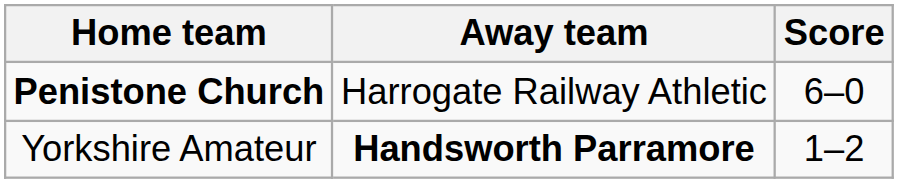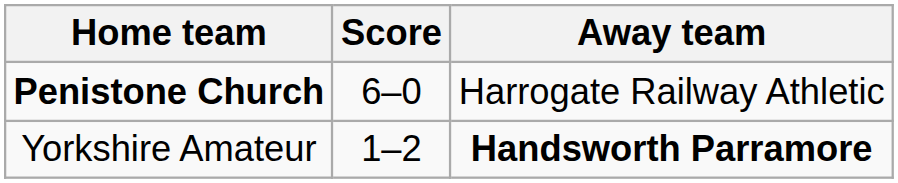columns swapped: (834, 33) <-> (554, 33)
